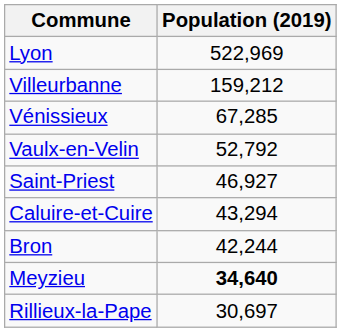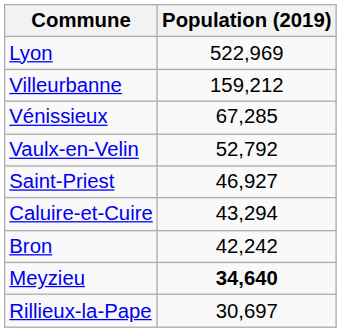(247, 246) 42,244 -> (247, 246) 42,242
